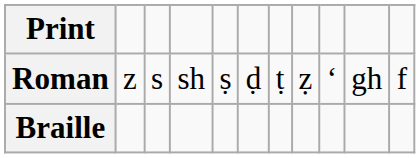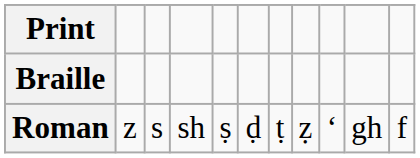rows swapped: (60, 78) <-> (60, 127)
